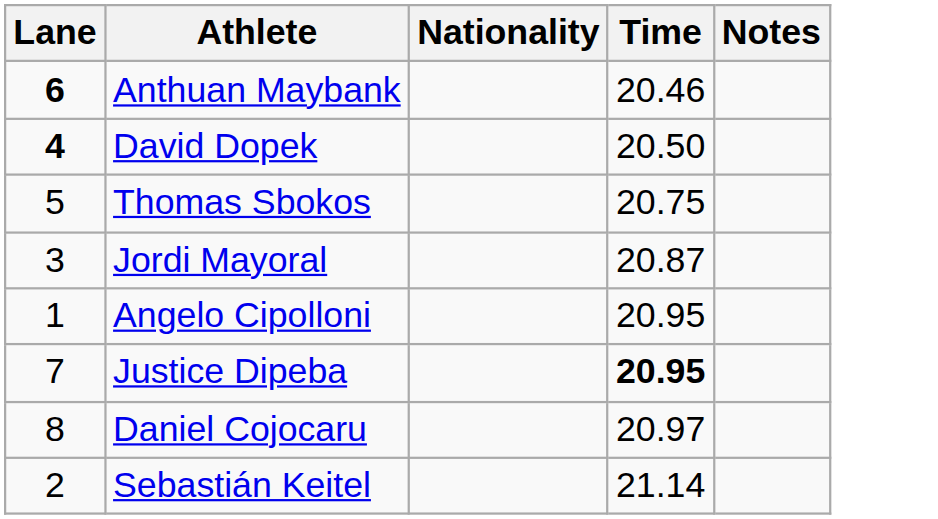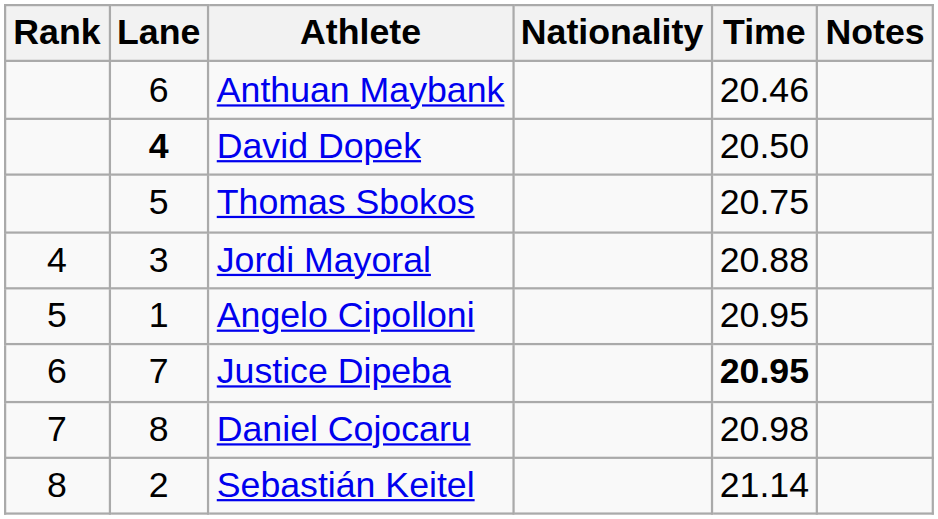+ column: (57, 32)
(55, 89) bold -> (159, 89) normal
(661, 259) 20.87 -> (764, 259) 20.88
(661, 428) 20.97 -> (764, 428) 20.98
